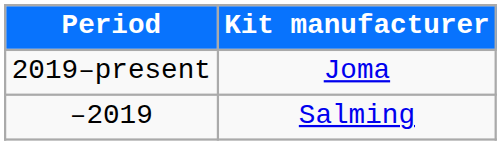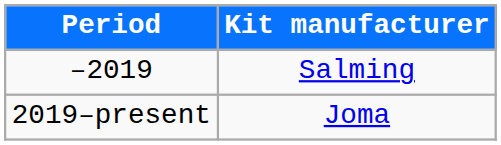rows swapped: (111, 117) <-> (111, 72)
